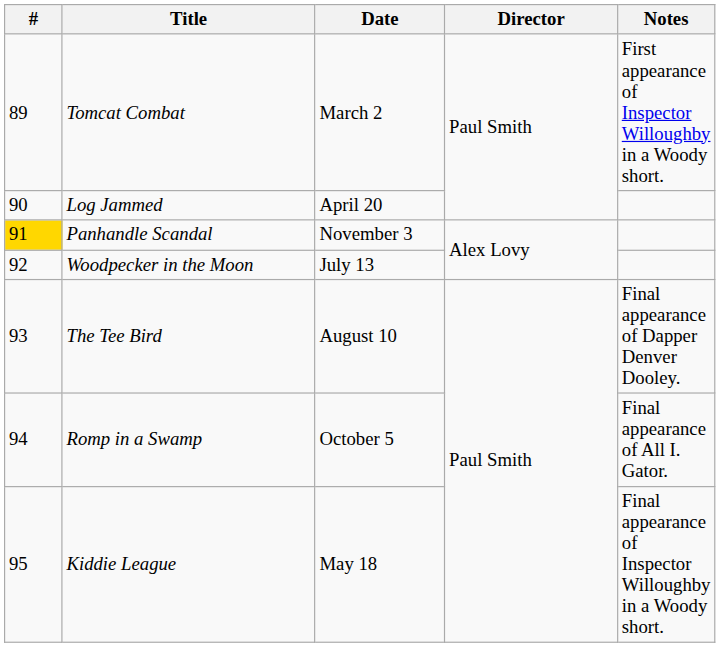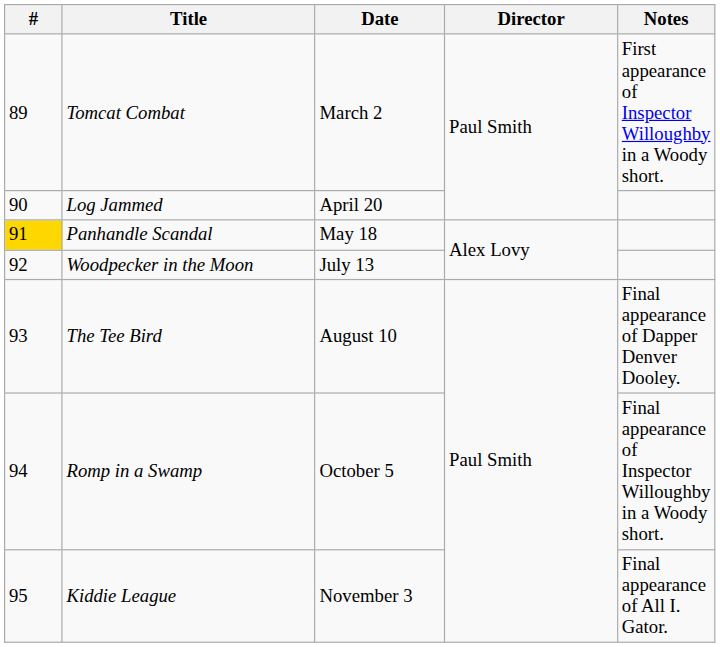(366, 234) November 3 -> (348, 234) May 18
(664, 439) Final appearance of All I. Gator. -> (666, 471) Final appearance of Inspector Willoughby in a Woody short.
(348, 564) May 18 -> (366, 595) November 3
(666, 564) Final appearance of Inspector Willoughby in a Woody short. -> (664, 595) Final appearance of All I. Gator.
